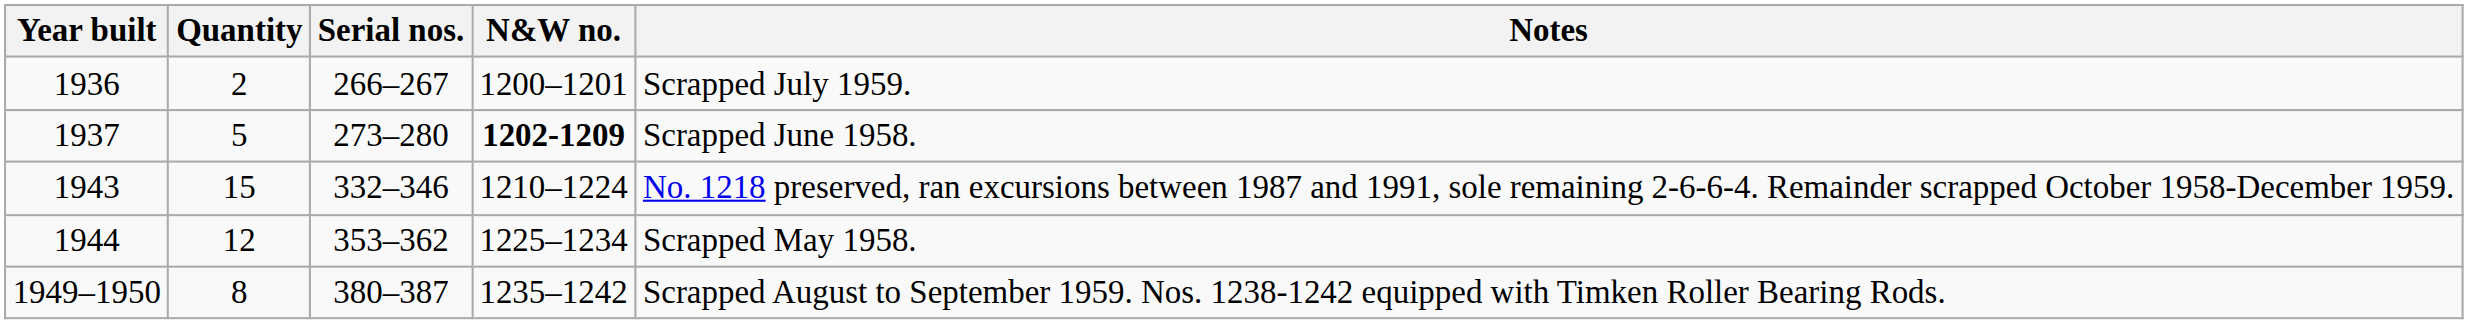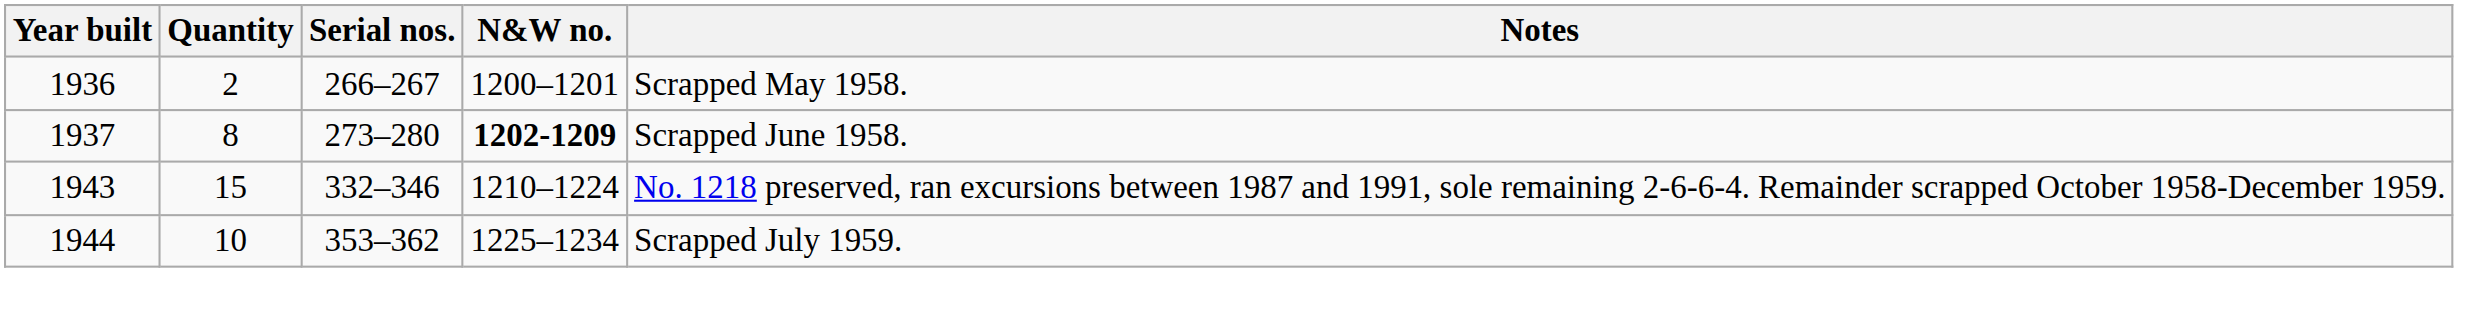(777, 82) Scrapped July 1959. -> (771, 82) Scrapped May 1958.
(239, 135) 5 -> (231, 135) 8
(239, 239) 12 -> (231, 239) 10
(780, 239) Scrapped May 1958. -> (768, 239) Scrapped July 1959.
- row: (87, 291)
